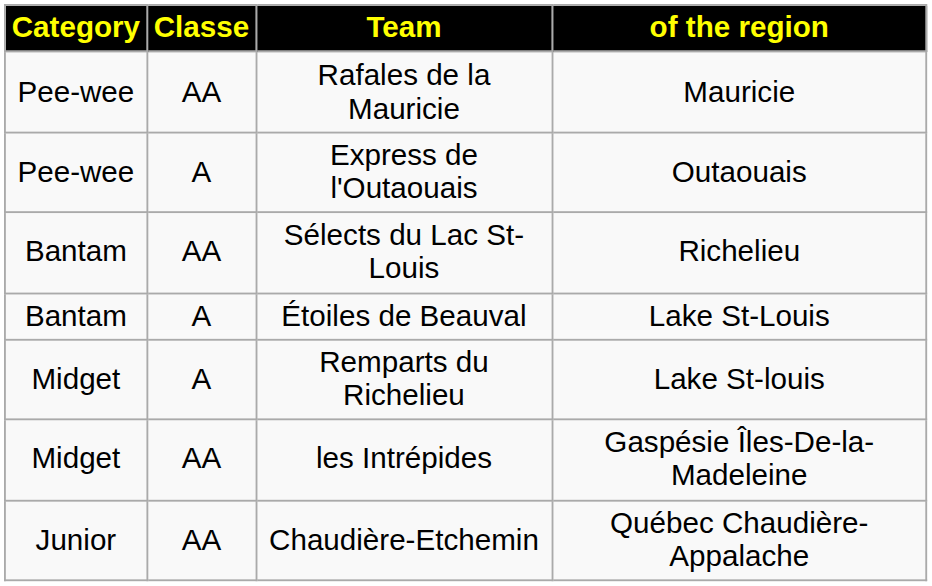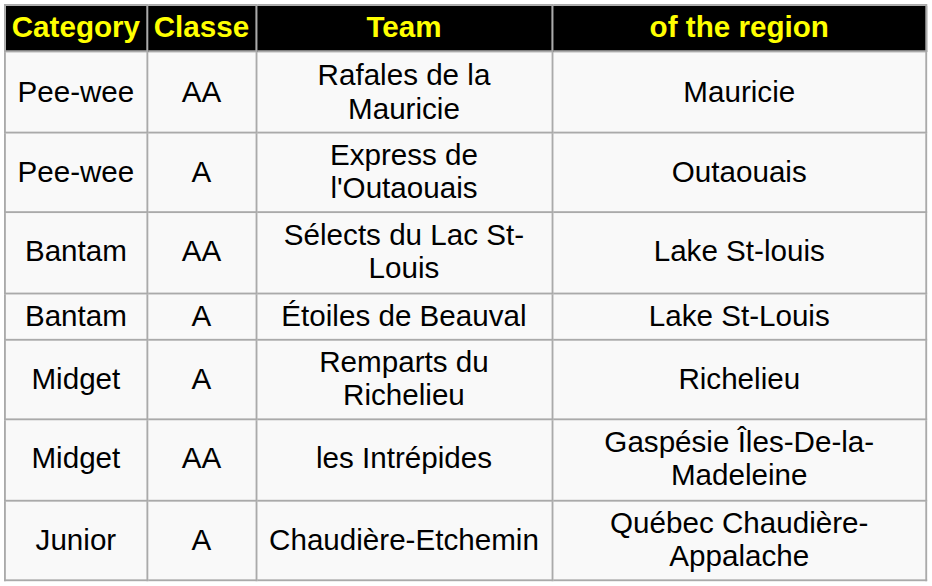(739, 252) Richelieu -> (739, 252) Lake St-louis
(739, 379) Lake St-louis -> (739, 379) Richelieu
(201, 539) AA -> (201, 539) A
